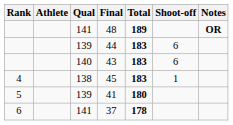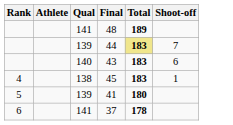- column: (213, 12)
(139, 45) no background -> (139, 45) khaki background
(176, 45) 6 -> (176, 45) 7
